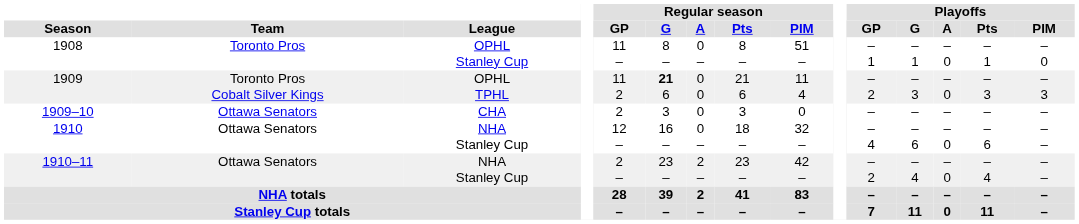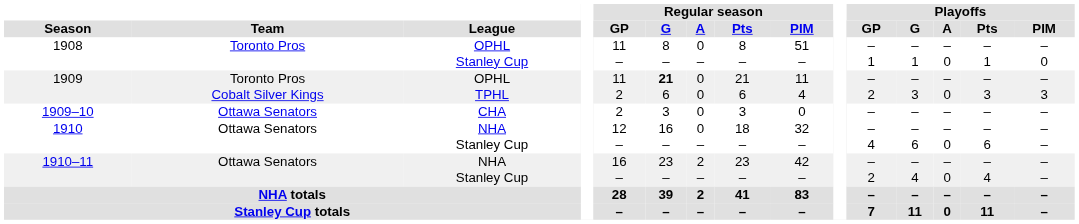(619, 161) 2 -> (619, 161) 16
